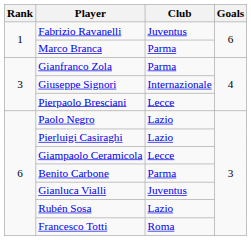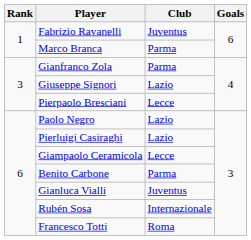(180, 84) Internazionale -> (160, 84) Lazio
(160, 208) Lazio -> (180, 208) Internazionale
